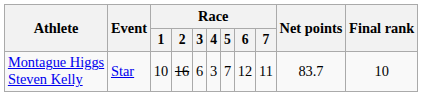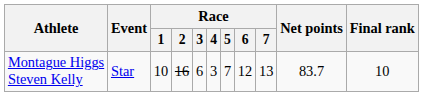(266, 71) 11 -> (266, 71) 13
